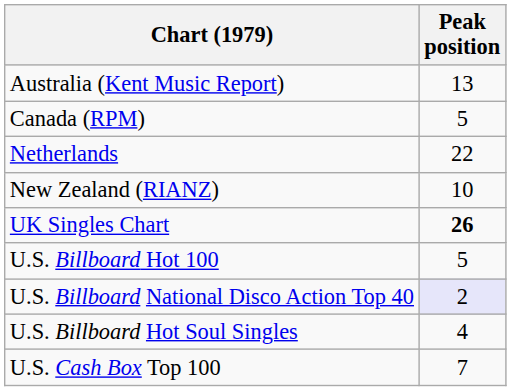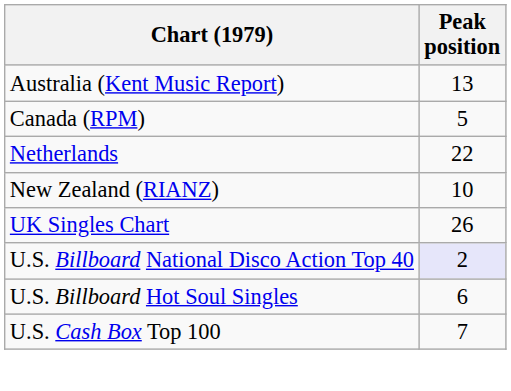(462, 225) bold -> (462, 225) normal
- row: (114, 260)
(462, 331) 4 -> (462, 296) 6
